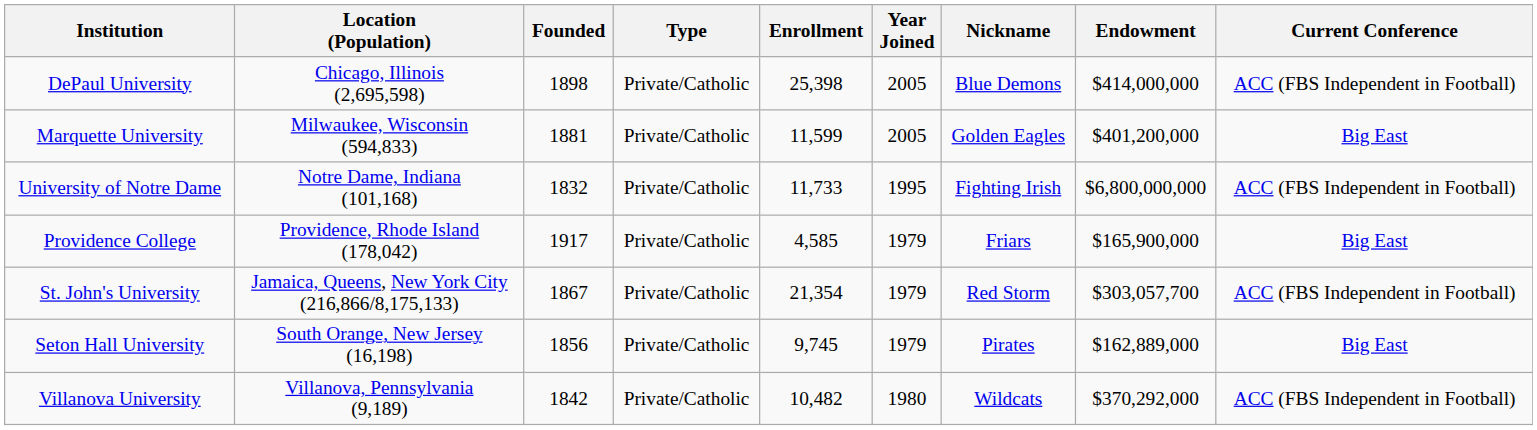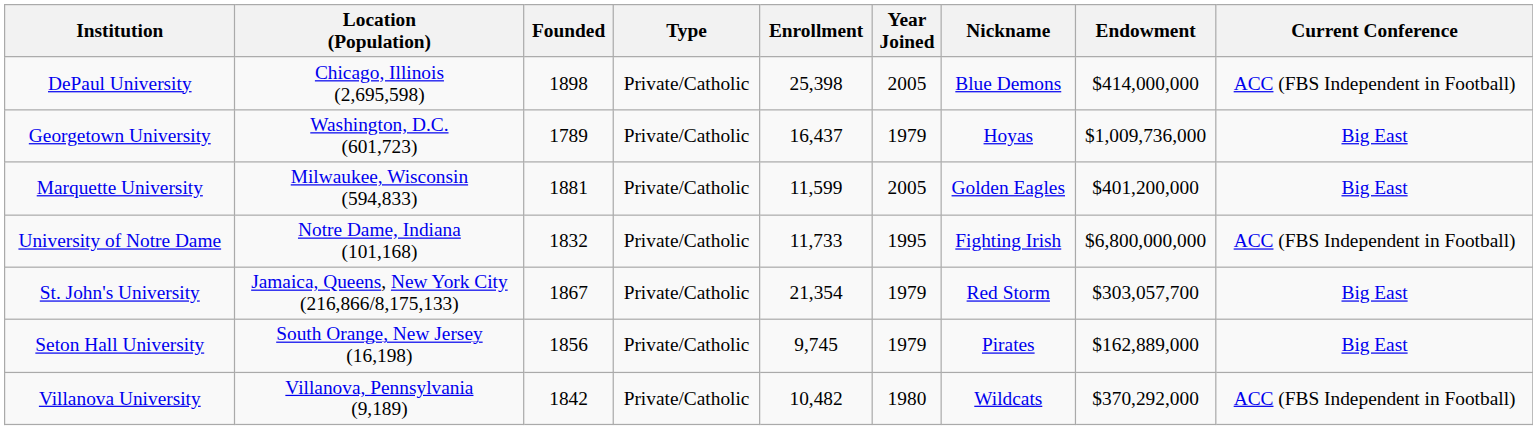+ row: (120, 135)
- row: (120, 240)
(1375, 293) ACC (FBS Independent in Football) -> (1375, 293) Big East
